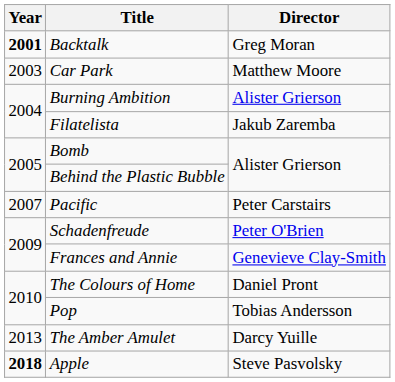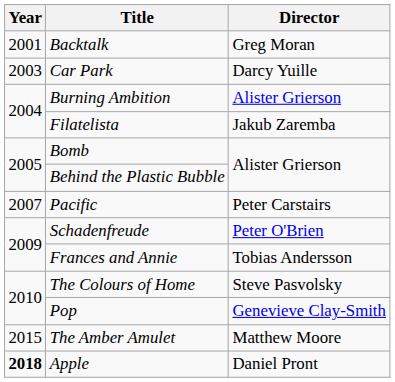(25, 44) bold -> (25, 44) normal
(287, 71) Matthew Moore -> (275, 71) Darcy Yuille
(309, 257) Genevieve Clay-Smith -> (292, 257) Tobias Andersson
(275, 284) Daniel Pront -> (287, 284) Steve Pasvolsky
(292, 310) Tobias Andersson -> (309, 310) Genevieve Clay-Smith
(25, 337) 2013 -> (25, 337) 2015
(275, 337) Darcy Yuille -> (287, 337) Matthew Moore
(287, 364) Steve Pasvolsky -> (275, 364) Daniel Pront
